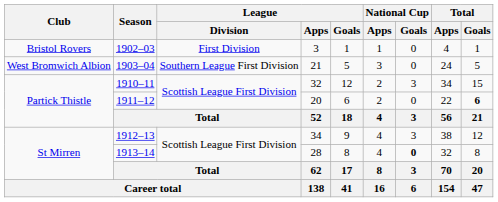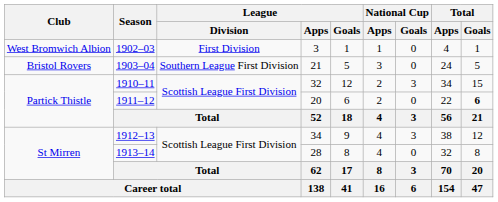(59, 48) Bristol Rovers -> (59, 48) West Bromwich Albion
(59, 65) West Bromwich Albion -> (59, 65) Bristol Rovers
(414, 153) bold -> (414, 153) normal
